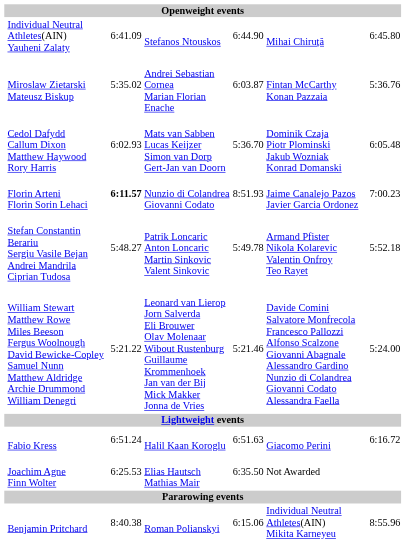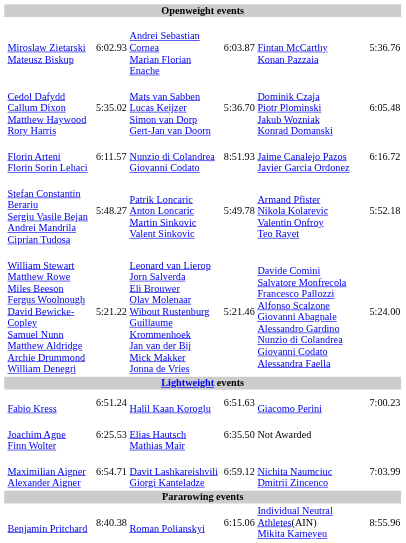- row: (45, 36)
(126, 85) 5:35.02 -> (111, 47) 6:02.93
(126, 145) 6:02.93 -> (111, 108) 5:35.02
(126, 193) bold -> (111, 156) normal
(385, 193) 7:00.23 -> (385, 156) 6:16.72
(385, 440) 6:16.72 -> (385, 403) 7:00.23
+ row: (47, 477)
